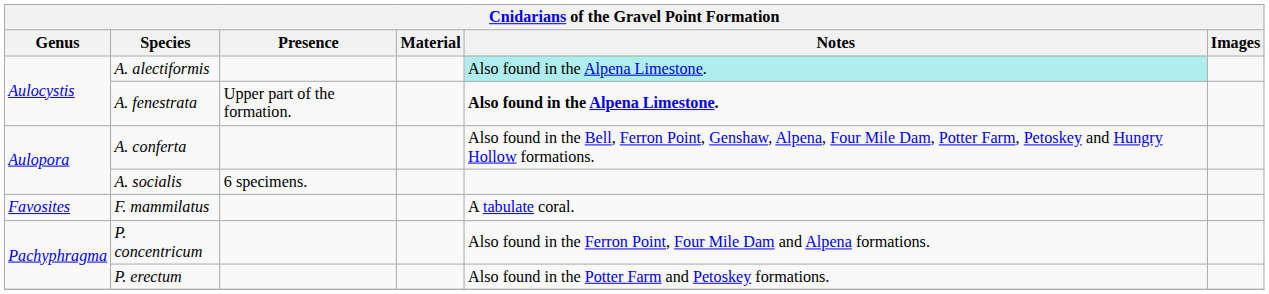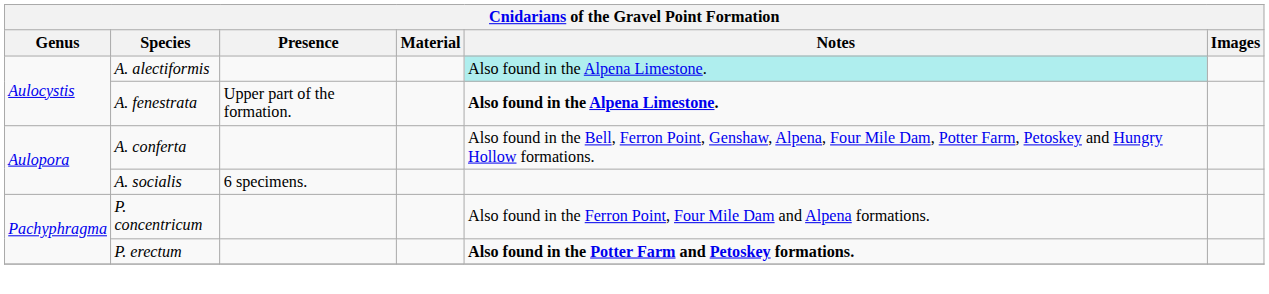- row: (162, 207)
(649, 276) normal -> (661, 251) bold
